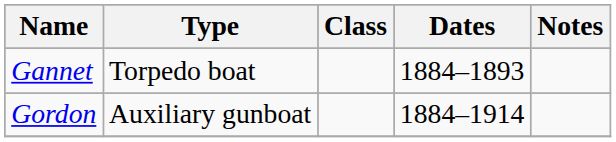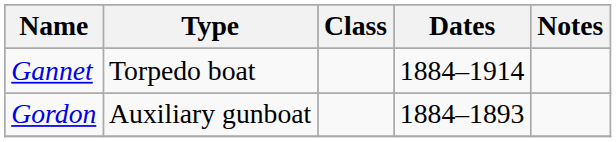(462, 70) 1884–1893 -> (462, 70) 1884–1914
(462, 114) 1884–1914 -> (462, 114) 1884–1893
